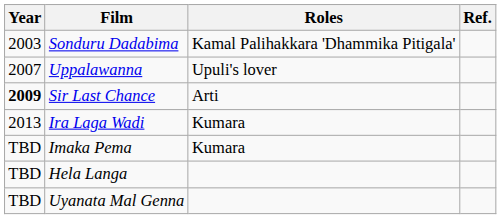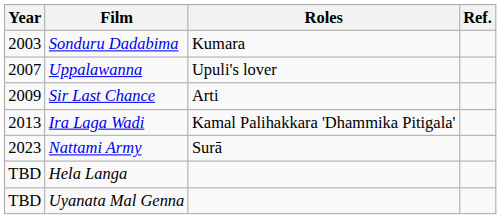(324, 43) Kamal Palihakkara 'Dhammika Pitigala' -> (218, 43) Kumara
(25, 95) bold -> (25, 95) normal
(218, 122) Kumara -> (324, 122) Kamal Palihakkara 'Dhammika Pitigala'
+ row: (95, 148)
- row: (90, 148)
